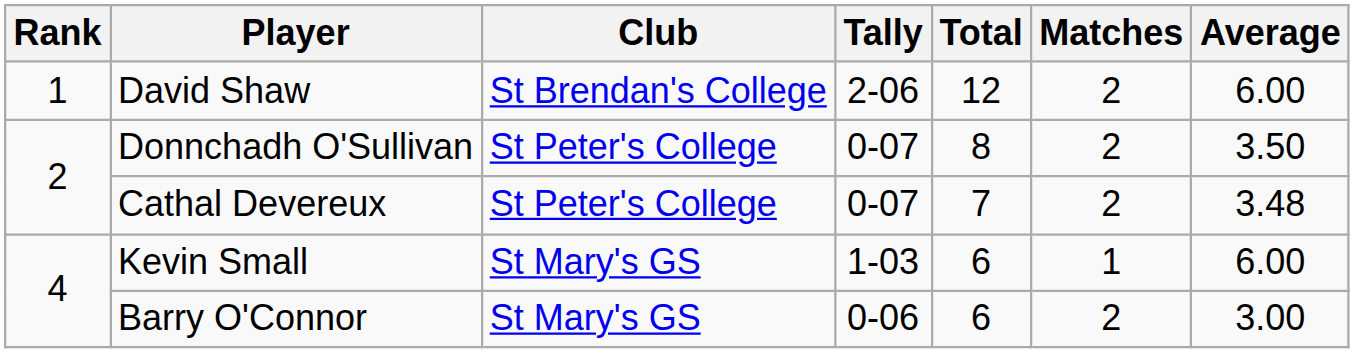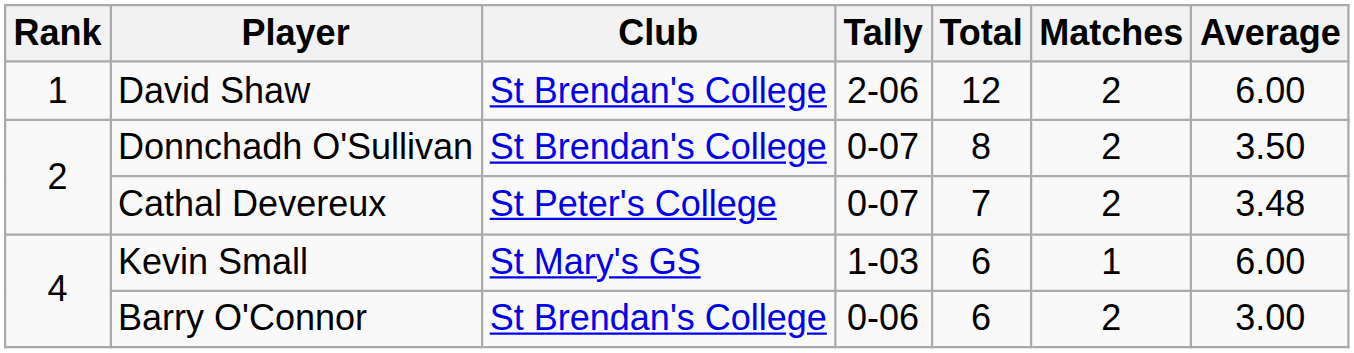(633, 147) St Peter's College -> (658, 147) St Brendan's College
(595, 318) St Mary's GS -> (658, 318) St Brendan's College
